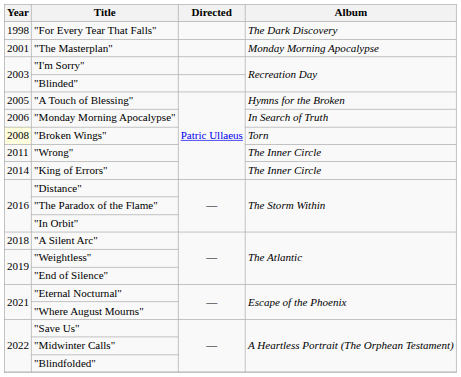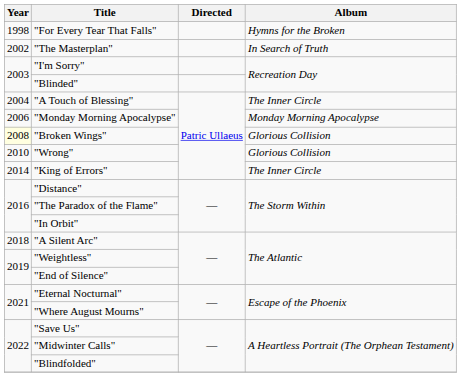(293, 30) The Dark Discovery -> (296, 30) Hymns for the Broken
(18, 48) 2001 -> (18, 48) 2002
(313, 48) Monday Morning Apocalypse -> (288, 48) In Search of Truth
(18, 100) 2005 -> (18, 100) 2004
(296, 100) Hymns for the Broken -> (285, 100) The Inner Circle
(288, 118) In Search of Truth -> (313, 118) Monday Morning Apocalypse
(258, 135) Torn -> (289, 135) Glorious Collision
(18, 153) 2011 -> (18, 153) 2010
(285, 153) The Inner Circle -> (289, 153) Glorious Collision
